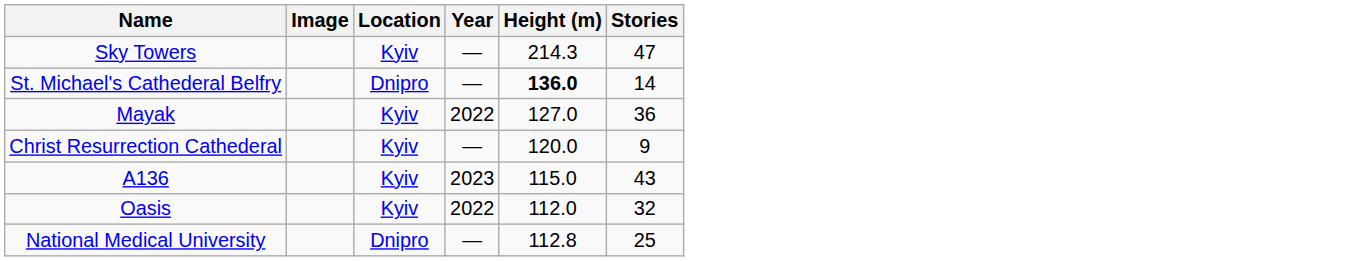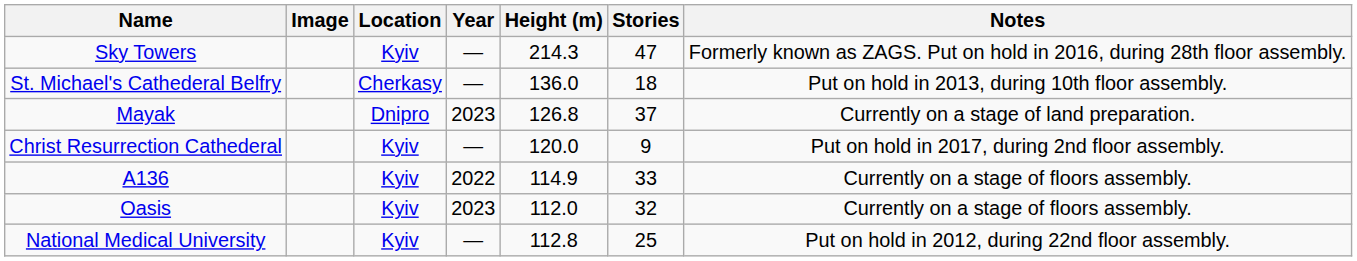+ column: (1018, 21)
(399, 84) Dnipro -> (400, 84) Cherkasy
(553, 84) bold -> (554, 84) normal
(645, 84) 14 -> (646, 84) 18
(399, 115) Kyiv -> (400, 115) Dnipro
(472, 115) 2022 -> (473, 115) 2023
(553, 115) 127.0 -> (554, 115) 126.8
(645, 115) 36 -> (646, 115) 37
(472, 178) 2023 -> (473, 178) 2022
(553, 178) 115.0 -> (554, 178) 114.9
(645, 178) 43 -> (646, 178) 33
(472, 209) 2022 -> (473, 209) 2023
(399, 241) Dnipro -> (400, 241) Kyiv
